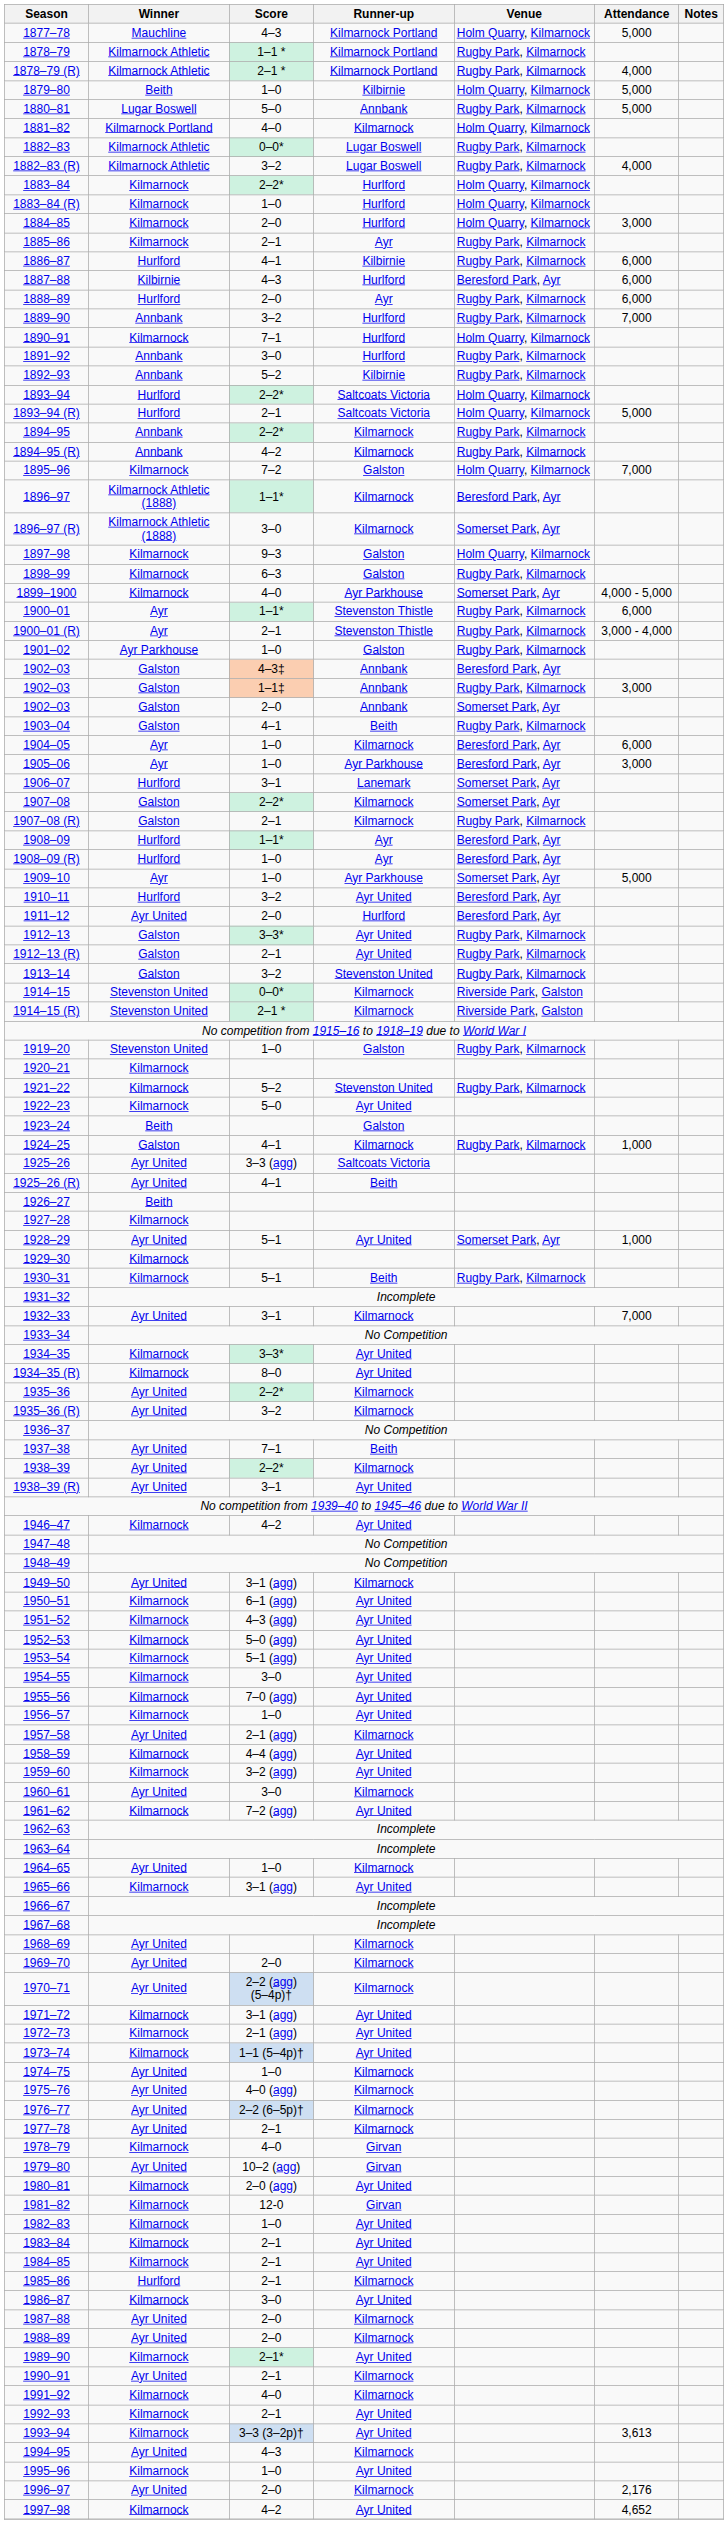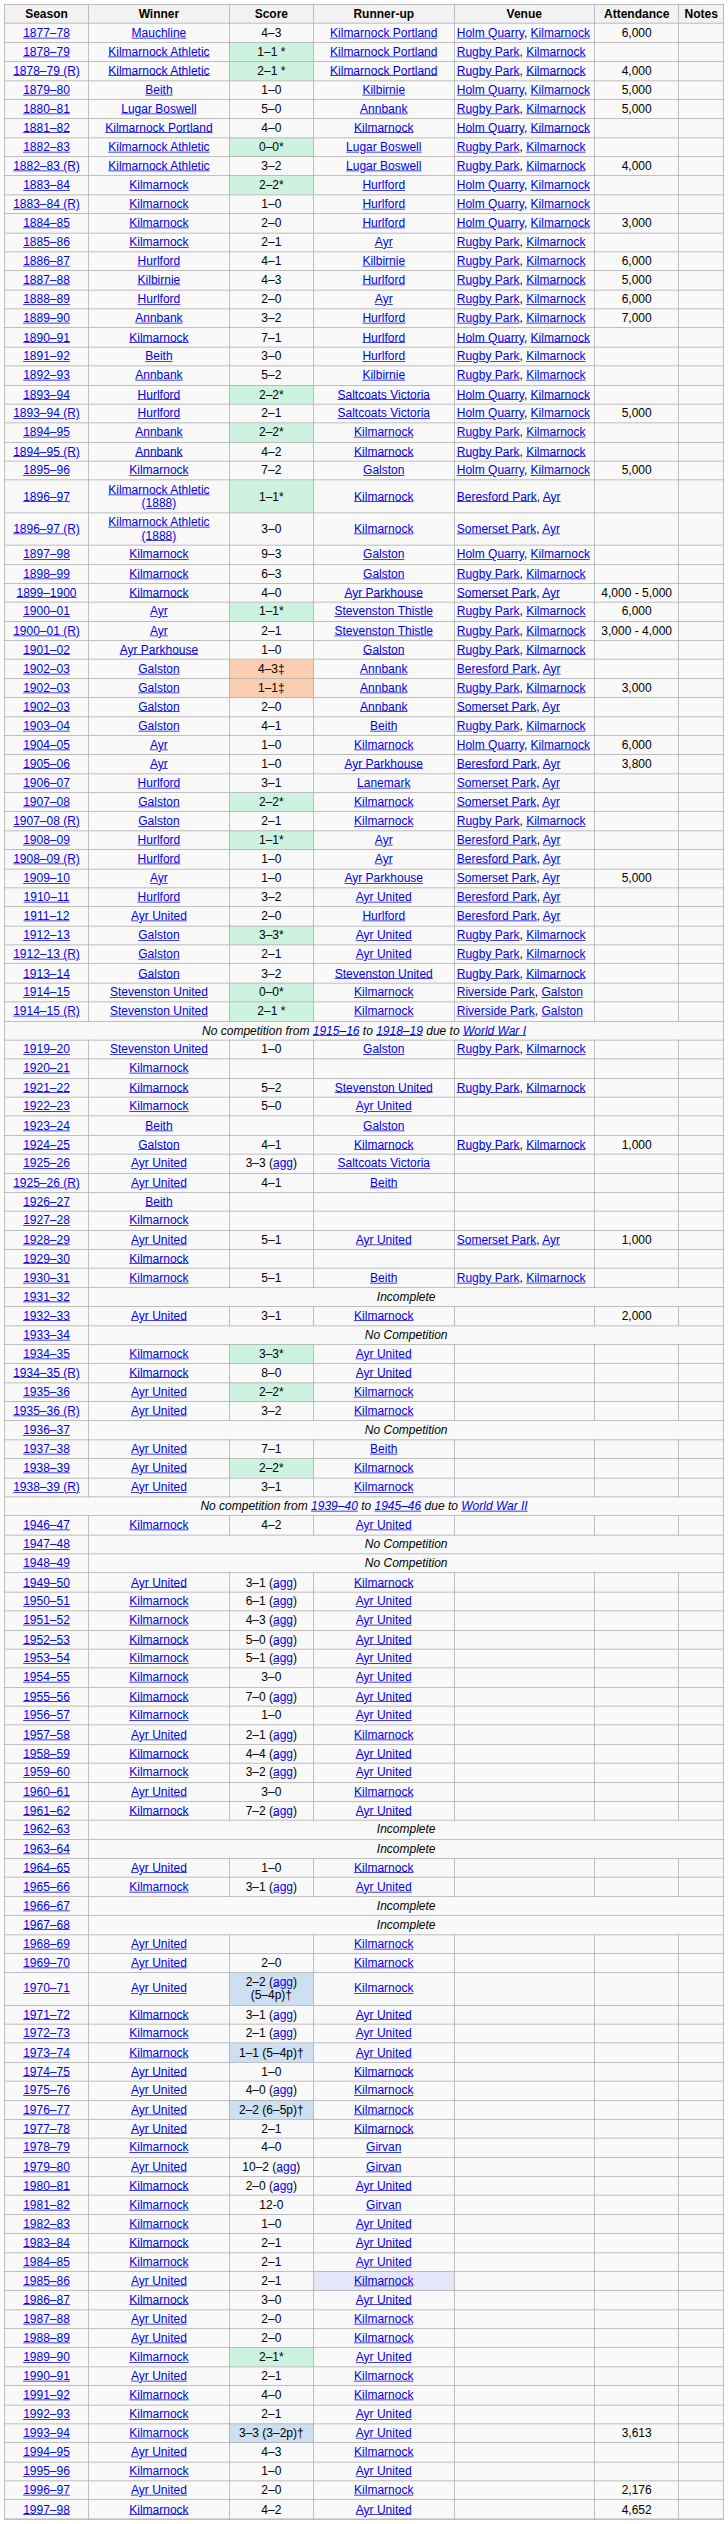(637, 33) 5,000 -> (637, 33) 6,000
(509, 280) Beresford Park, Ayr -> (521, 280) Rugby Park, Kilmarnock
(637, 280) 6,000 -> (637, 280) 5,000
(159, 356) Annbank -> (159, 356) Beith
(637, 470) 7,000 -> (637, 470) 5,000
(509, 745) Beresford Park, Ayr -> (523, 745) Holm Quarry, Kilmarnock
(637, 764) 3,000 -> (637, 764) 3,800
(637, 1316) 7,000 -> (637, 1316) 2,000
(384, 1487) Ayr United -> (384, 1487) Kilmarnock
(159, 2281) Hurlford -> (159, 2281) Ayr United
(384, 2281) no background -> (384, 2281) lavender background
